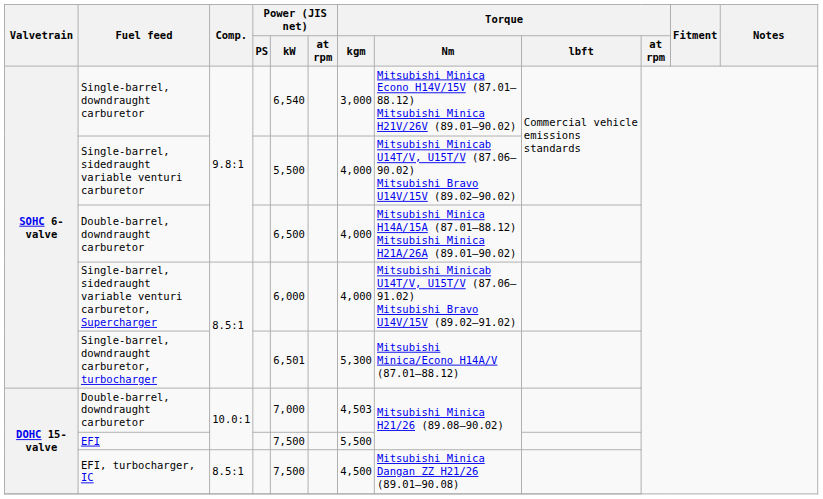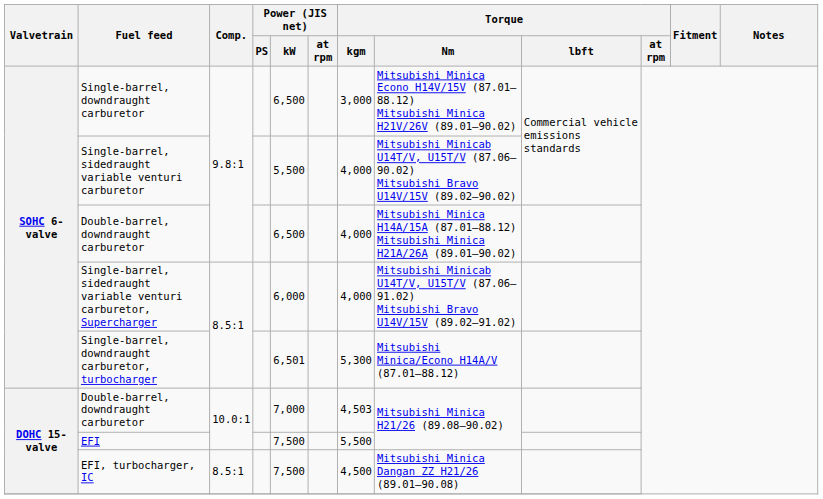(289, 101) 6,540 -> (289, 101) 6,500
